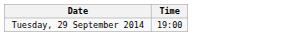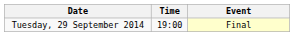+ column: (239, 11)
